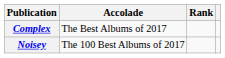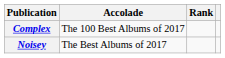(114, 28) The Best Albums of 2017 -> (123, 28) The 100 Best Albums of 2017
(123, 45) The 100 Best Albums of 2017 -> (114, 45) The Best Albums of 2017
